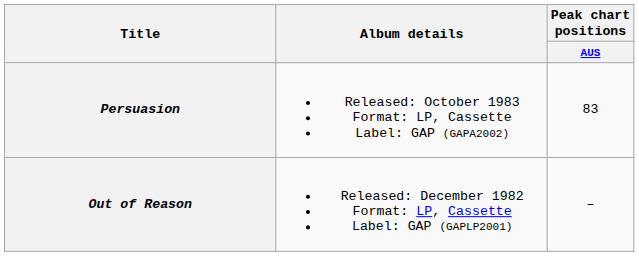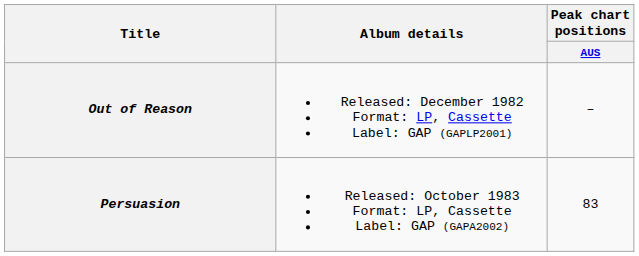rows swapped: (140, 204) <-> (140, 110)
